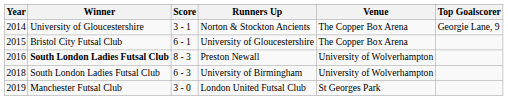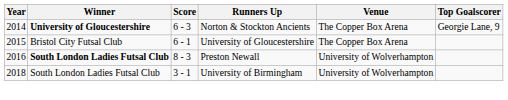(87, 27) normal -> (90, 27) bold
(182, 27) 3 - 1 -> (182, 27) 6 - 3
(182, 73) 6 - 3 -> (182, 73) 3 - 1
- row: (253, 88)
